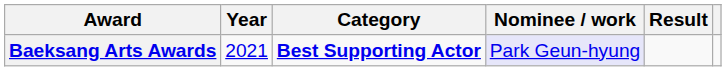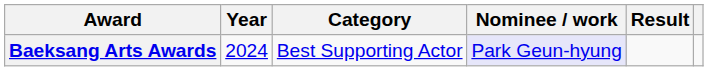(247, 50) 2021 -> (247, 50) 2024
(379, 50) bold -> (370, 50) normal
